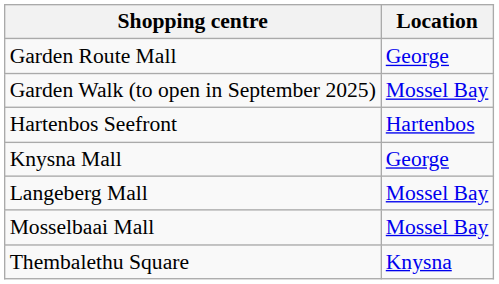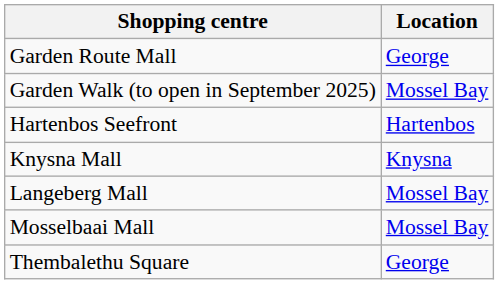(417, 158) George -> (419, 158) Knysna
(419, 261) Knysna -> (417, 261) George
